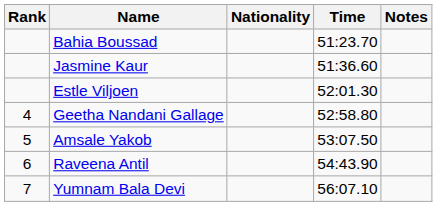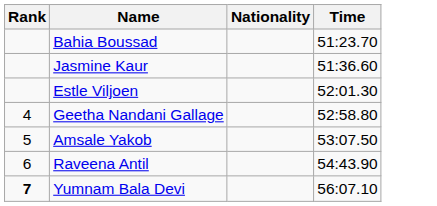- column: (406, 17)
(27, 189) normal -> (27, 189) bold
